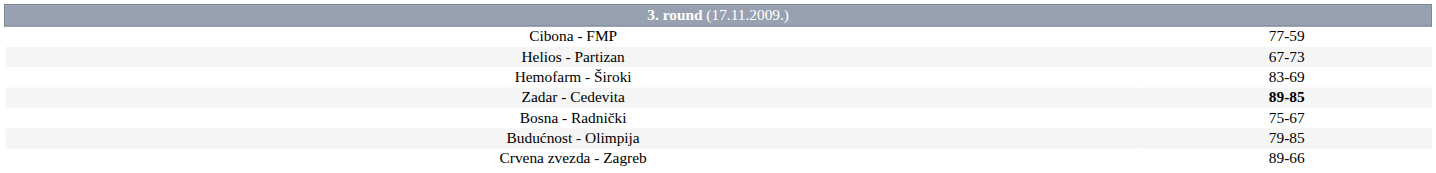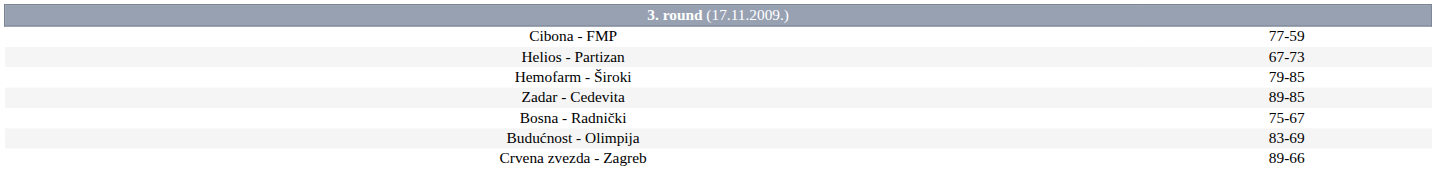(1287, 77) 83-69 -> (1287, 77) 79-85
(1287, 97) bold -> (1287, 97) normal
(1287, 138) 79-85 -> (1287, 138) 83-69
